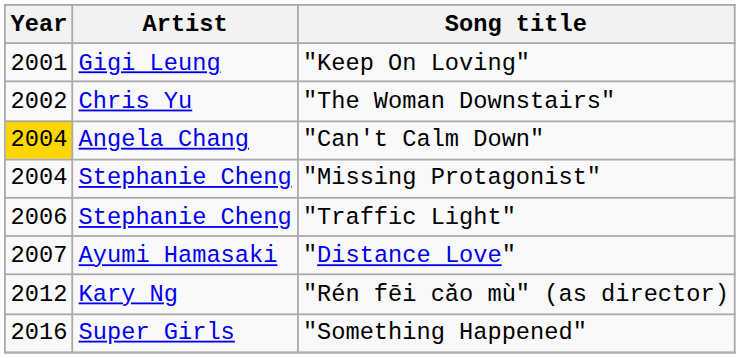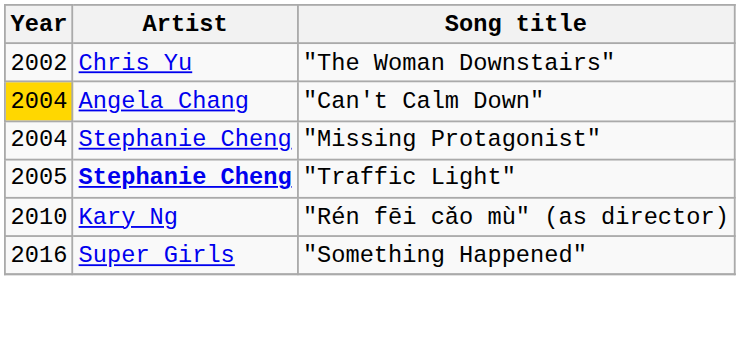- row: (416, 63)
(39, 217) 2006 -> (39, 178) 2005
(185, 217) normal -> (185, 178) bold
- row: (409, 256)
(39, 294) 2012 -> (39, 217) 2010
